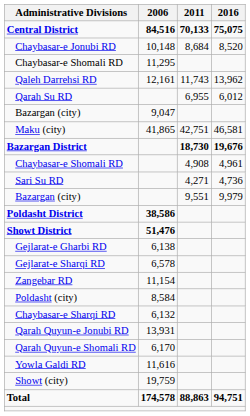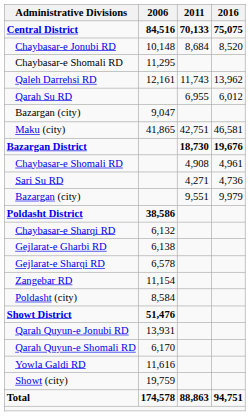rows swapped: (65, 314) <-> (39, 230)
